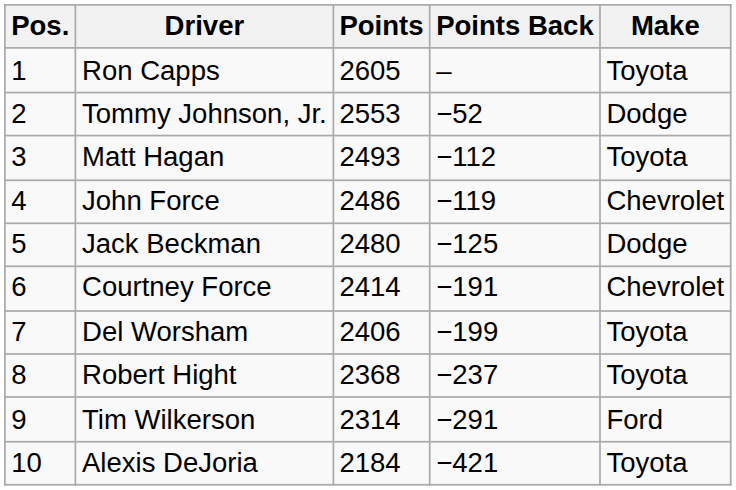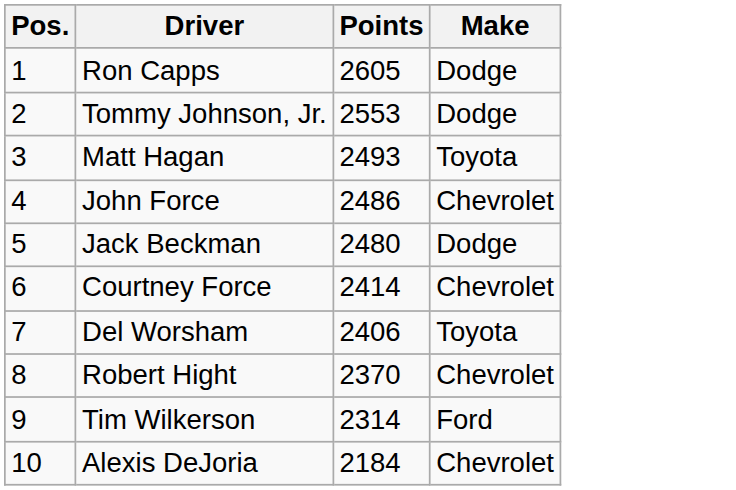- column: (515, 26)
(647, 69) Toyota -> (477, 69) Dodge
(370, 375) 2368 -> (370, 375) 2370
(647, 375) Toyota -> (495, 375) Chevrolet
(647, 462) Toyota -> (495, 462) Chevrolet
